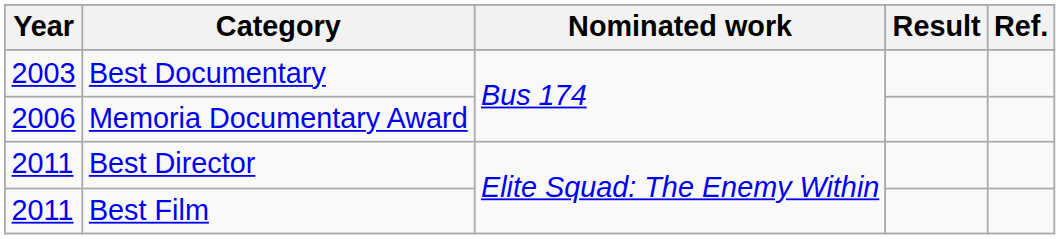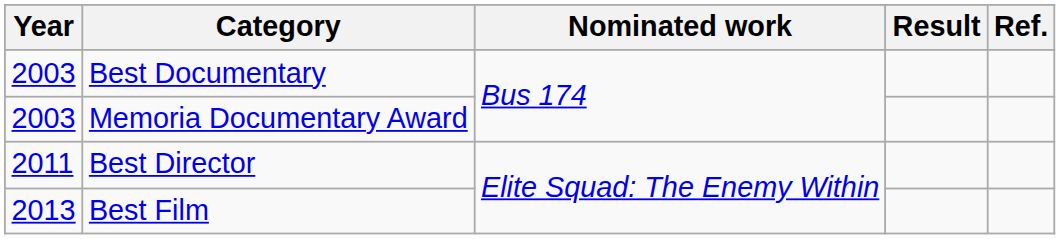(44, 118) 2006 -> (44, 118) 2003
(43, 210) 2011 -> (44, 210) 2013
